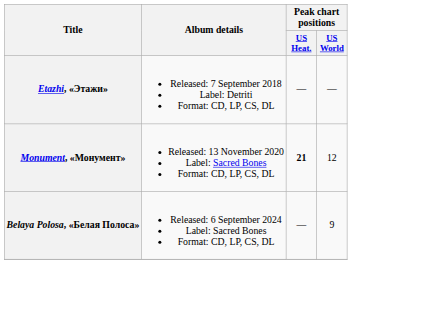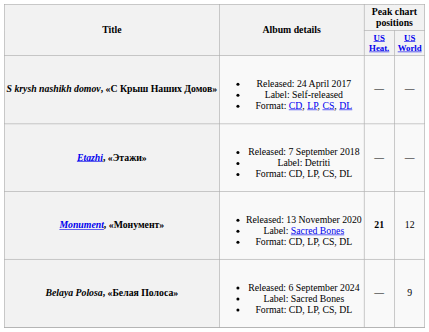+ row: (112, 89)
